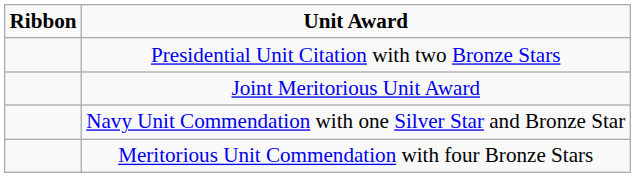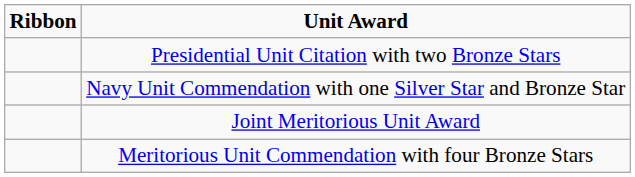rows swapped: (356, 88) <-> (356, 121)
